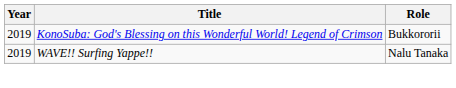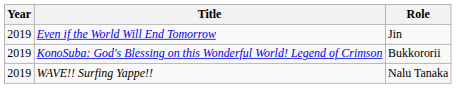+ row: (126, 34)
